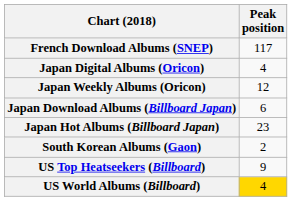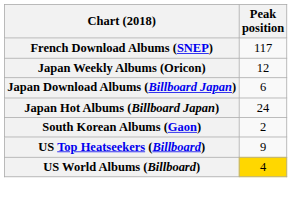- row: (122, 68)
(263, 127) 23 -> (263, 107) 24
